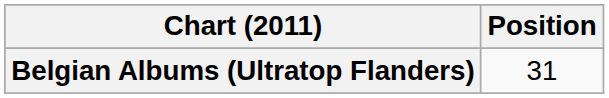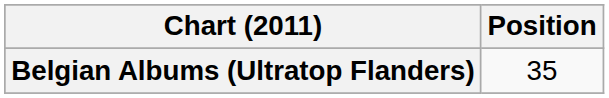(542, 70) 31 -> (542, 70) 35
